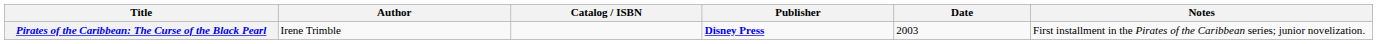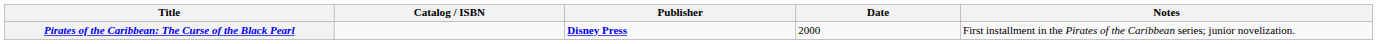- column: (394, 13)
(907, 30) 2003 -> (809, 30) 2000
